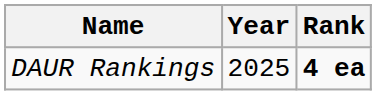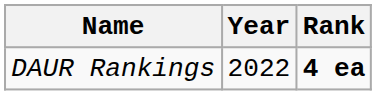(259, 69) 2025 -> (259, 69) 2022
